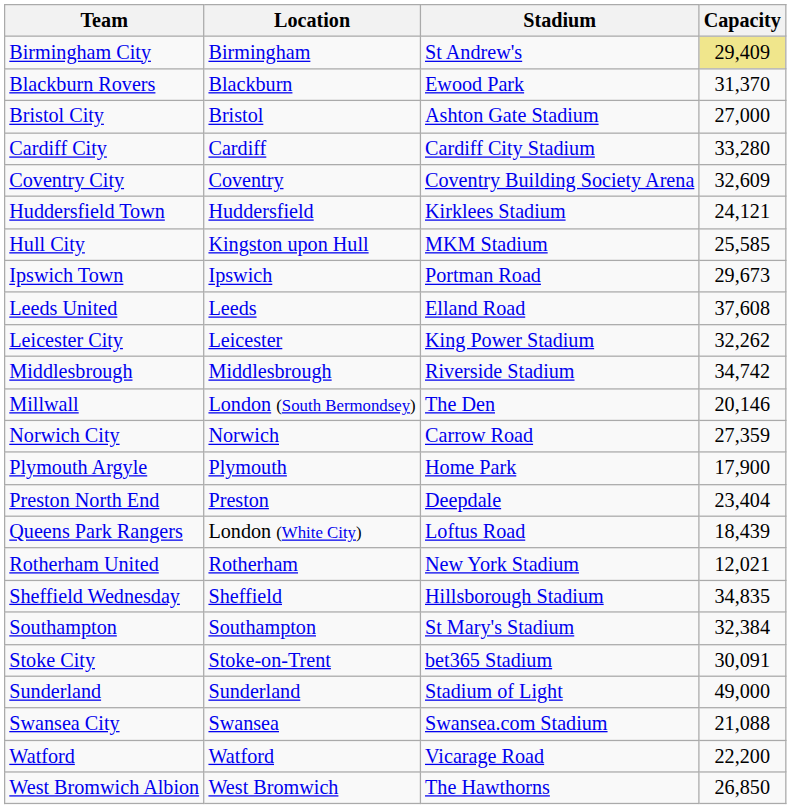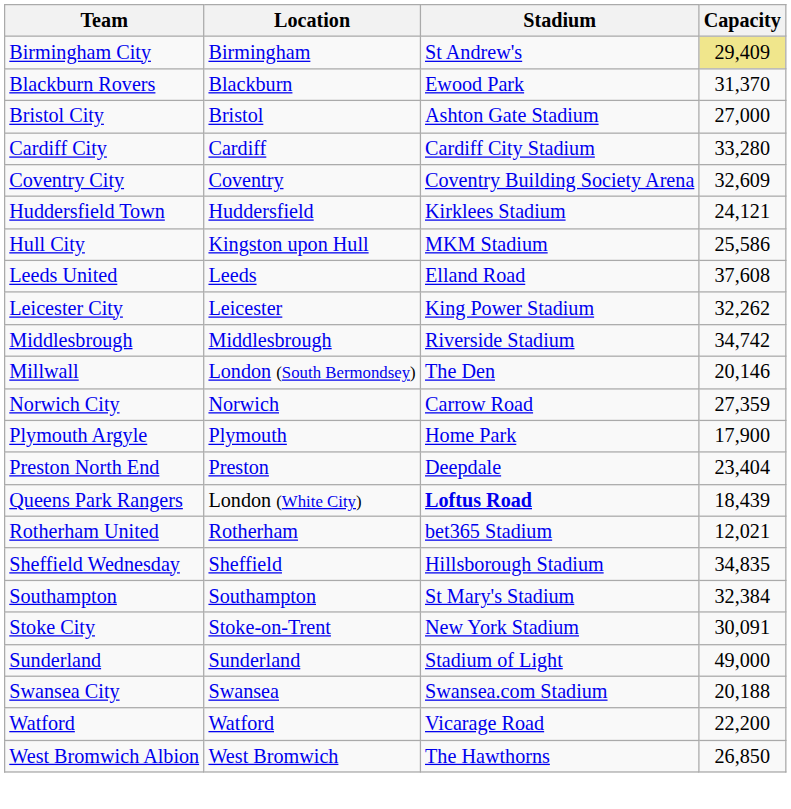(742, 244) 25,585 -> (742, 244) 25,586
- row: (66, 276)
(475, 532) normal -> (479, 500) bold
(502, 564) New York Stadium -> (489, 532) bet365 Stadium
(489, 659) bet365 Stadium -> (502, 627) New York Stadium
(742, 723) 21,088 -> (742, 691) 20,188
